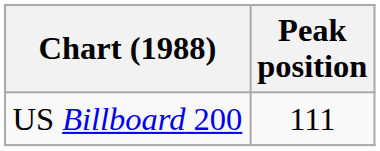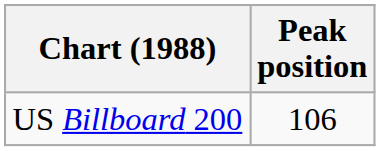(312, 118) 111 -> (312, 118) 106
